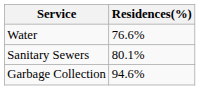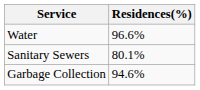(128, 34) 76.6% -> (128, 34) 96.6%
